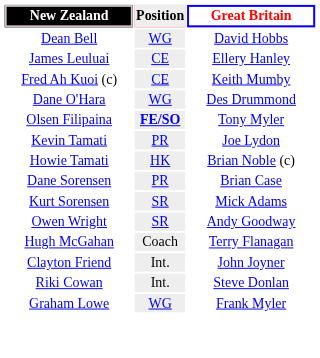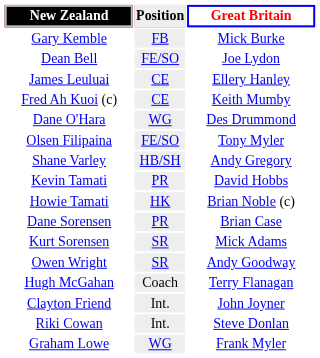+ row: (69, 38)
(160, 38) WG -> (160, 58) FE/SO
(251, 38) David Hobbs -> (251, 58) Joe Lydon
(160, 119) bold -> (160, 140) normal
+ row: (69, 160)
(251, 140) Joe Lydon -> (251, 181) David Hobbs
